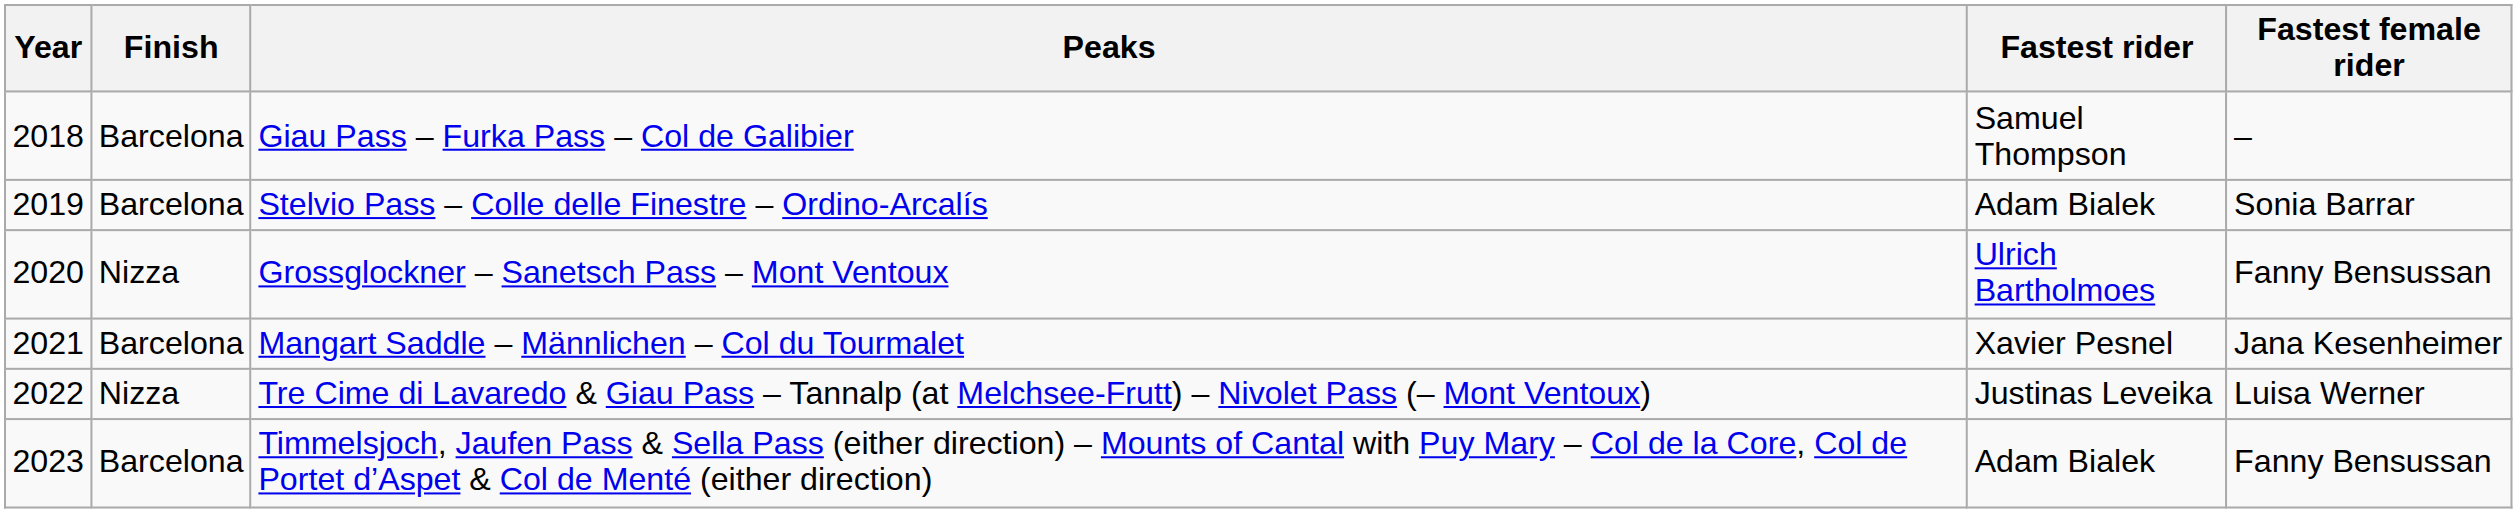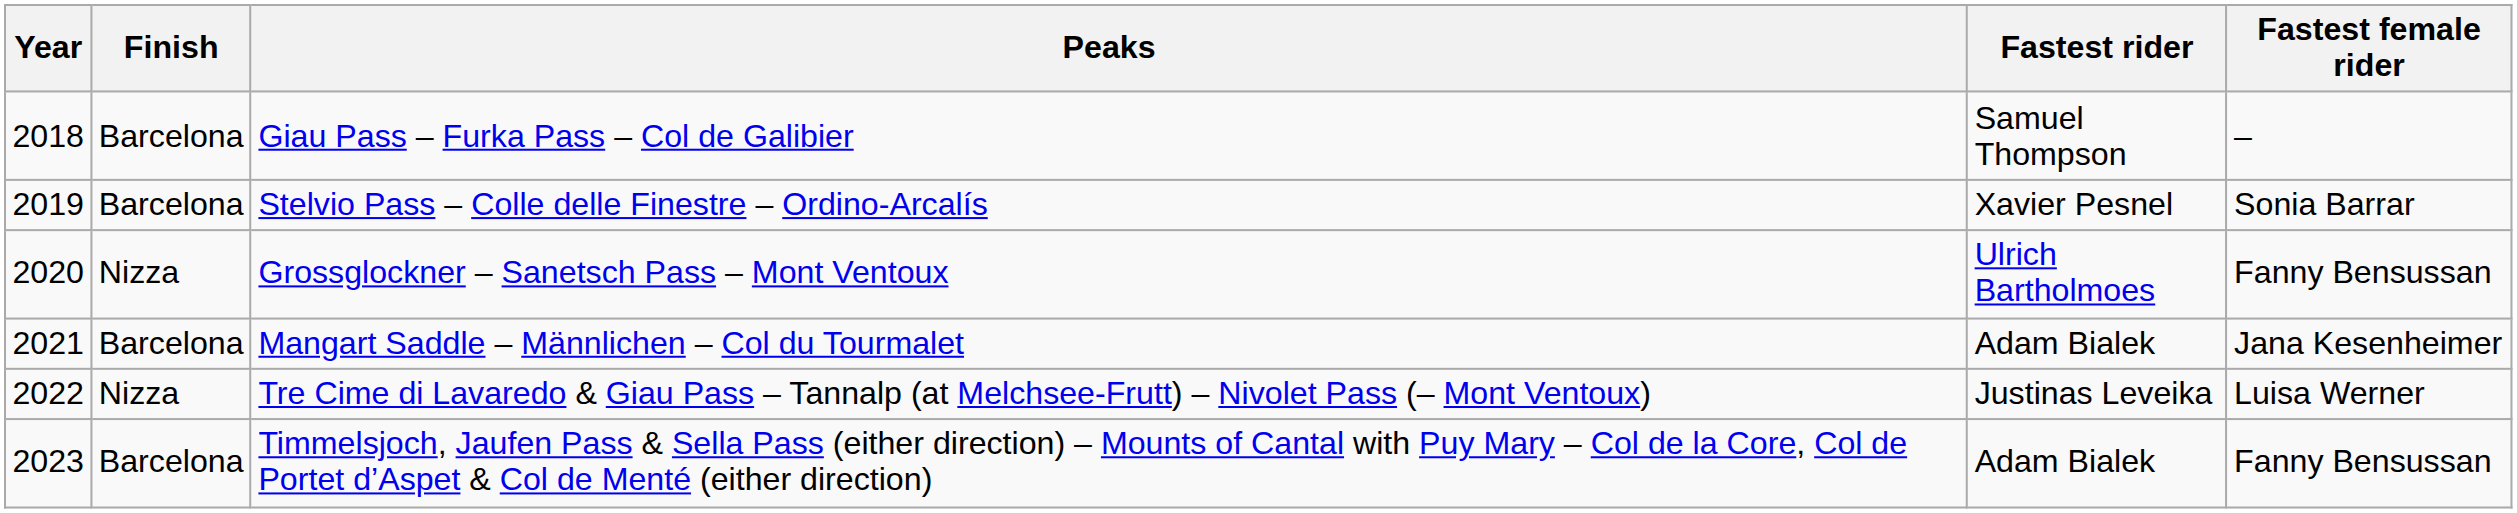(2065, 204) Adam Bialek -> (2074, 204) Xavier Pesnel
(2074, 342) Xavier Pesnel -> (2065, 342) Adam Bialek
